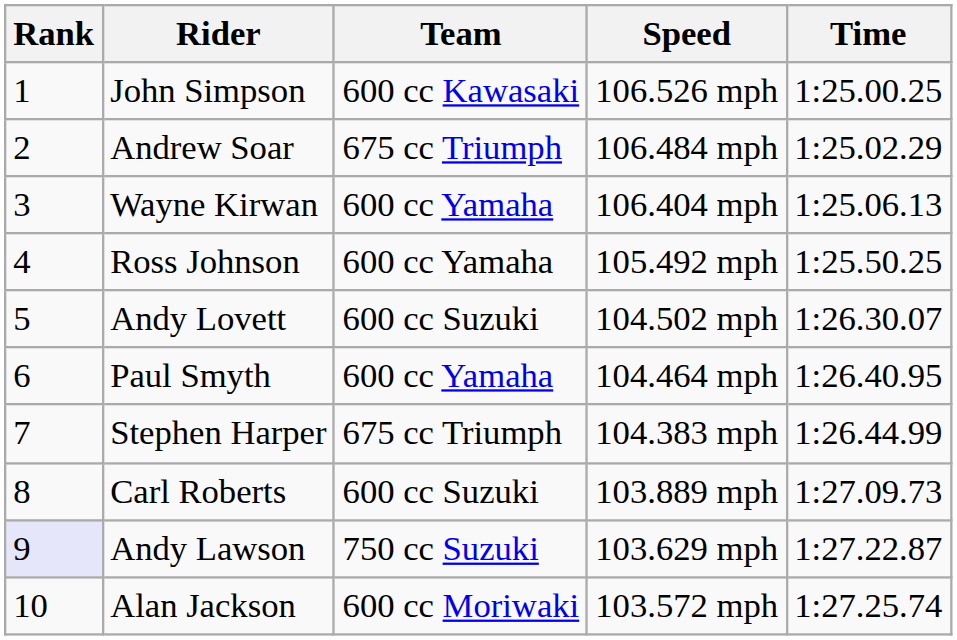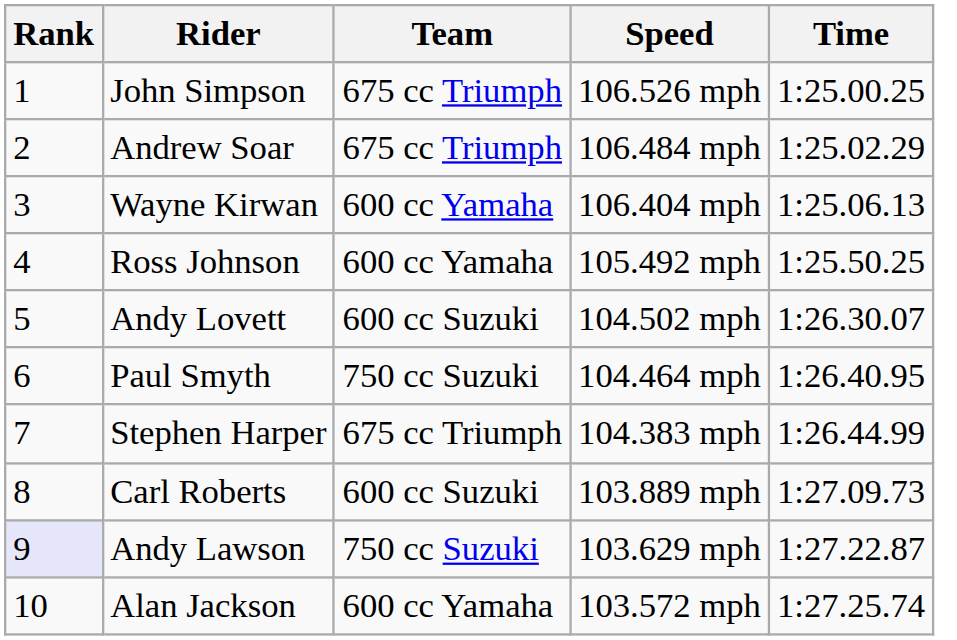(461, 90) 600 cc Kawasaki -> (452, 90) 675 cc Triumph
(448, 376) 600 cc Yamaha -> (441, 376) 750 cc Suzuki
(461, 604) 600 cc Moriwaki -> (448, 604) 600 cc Yamaha
